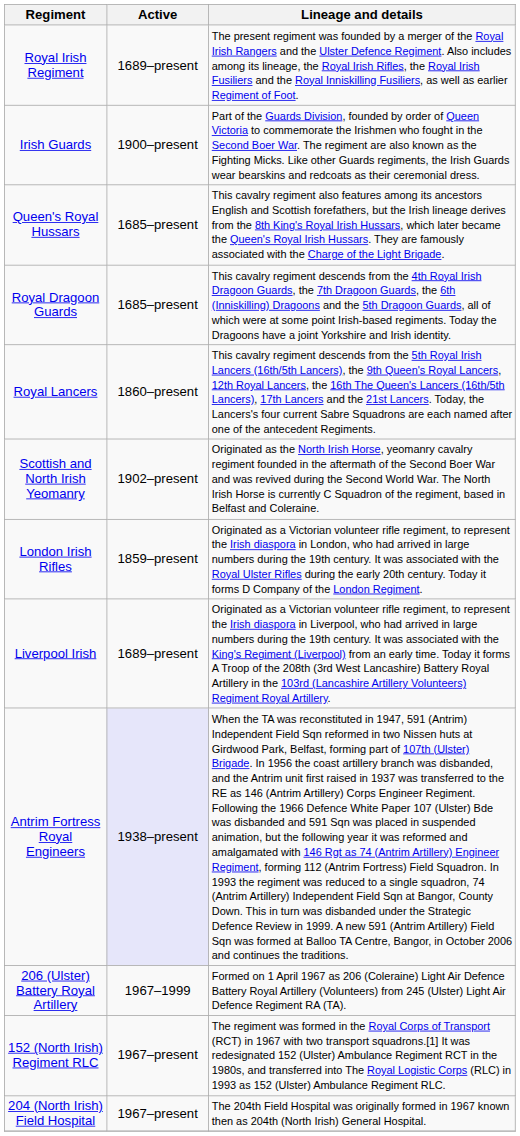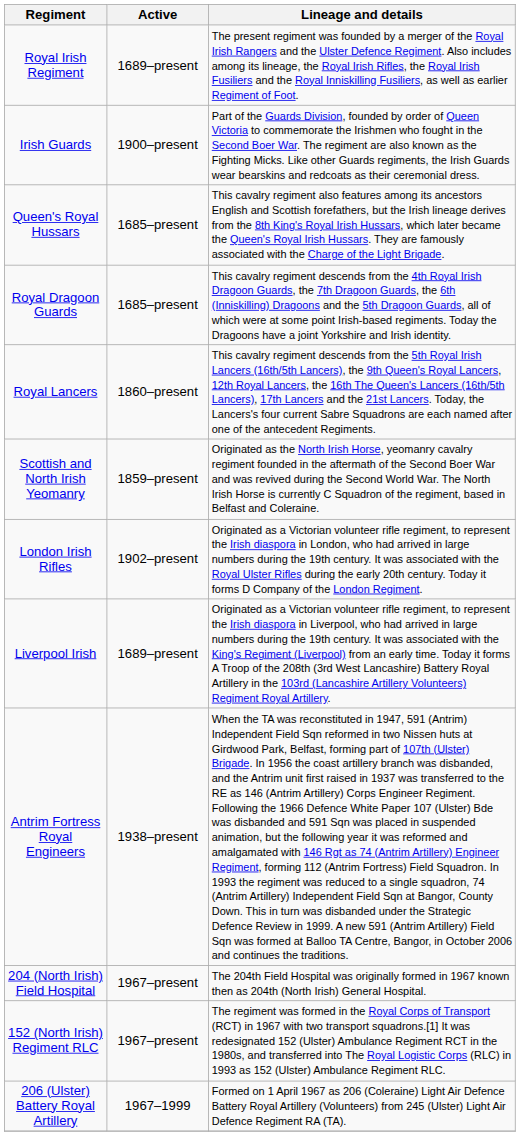(158, 479) 1902–present -> (158, 479) 1859–present
(158, 559) 1859–present -> (158, 559) 1902–present
(158, 836) lavender background -> (158, 836) no background
rows swapped: (55, 990) <-> (55, 1113)
